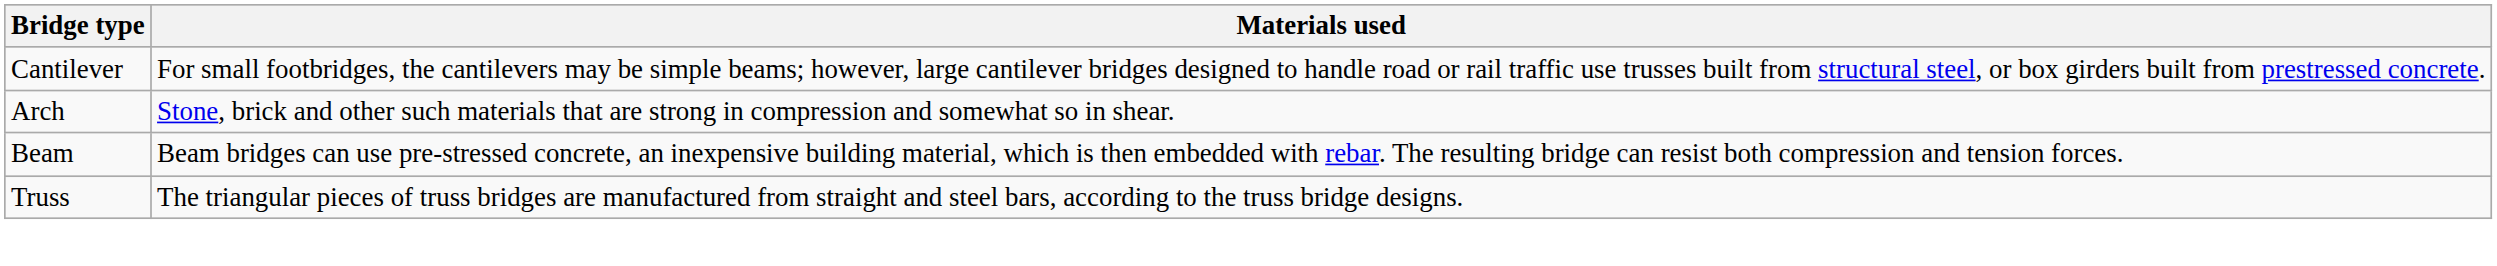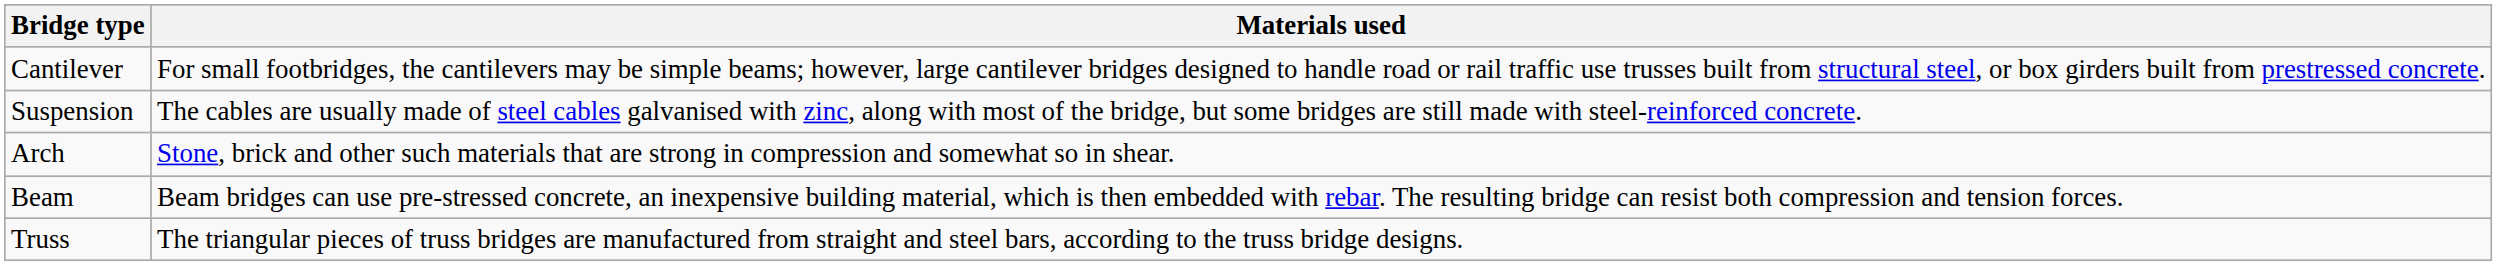+ row: (72, 111)
